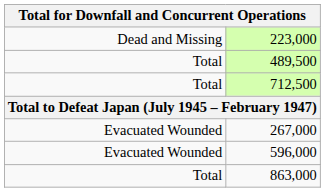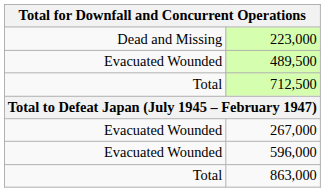(207, 61) Total -> (163, 61) Evacuated Wounded
